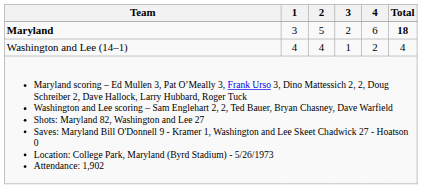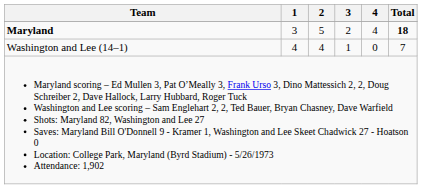(375, 30) 6 -> (375, 30) 4
(375, 47) 2 -> (375, 47) 0
(403, 47) 4 -> (403, 47) 7
